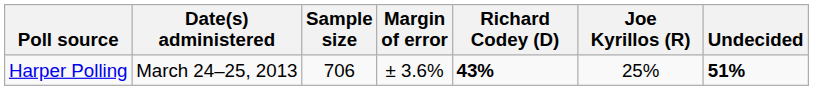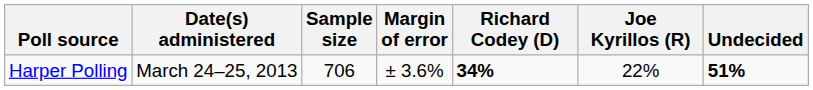(475, 70) 43% -> (475, 70) 34%
(641, 70) 25% -> (641, 70) 22%
